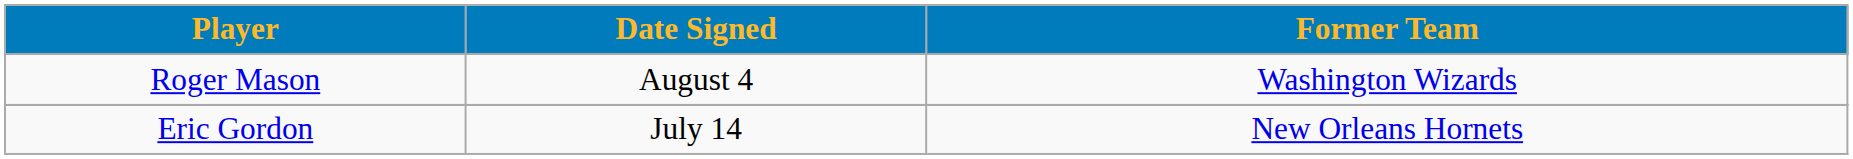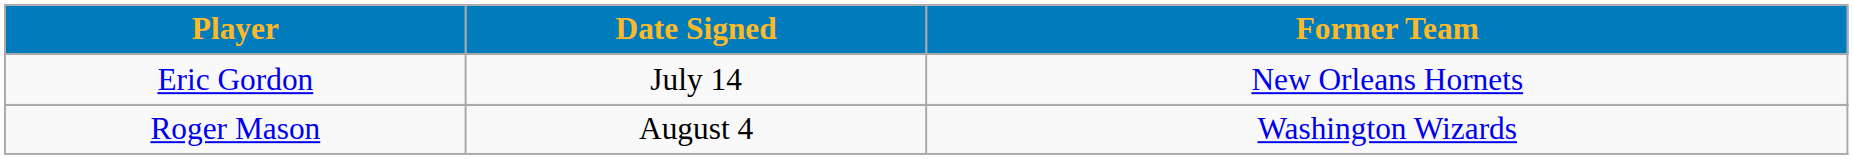rows swapped: (235, 128) <-> (235, 79)
